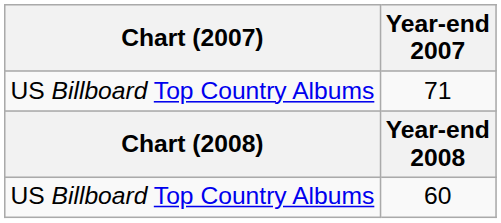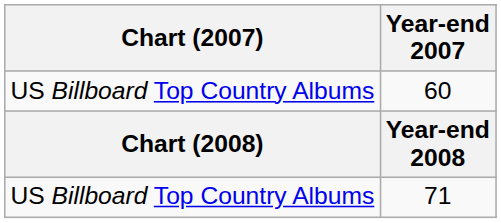rows swapped: (438, 196) <-> (438, 90)
